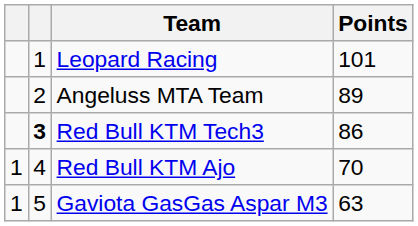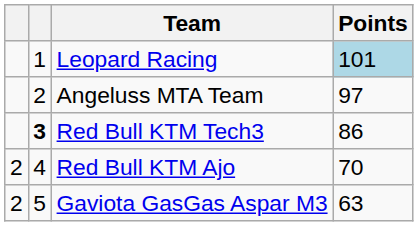(357, 59) no background -> (357, 59) lightblue background
(351, 95) 89 -> (351, 95) 97
(16, 167) 1 -> (16, 167) 2
(16, 203) 1 -> (16, 203) 2
